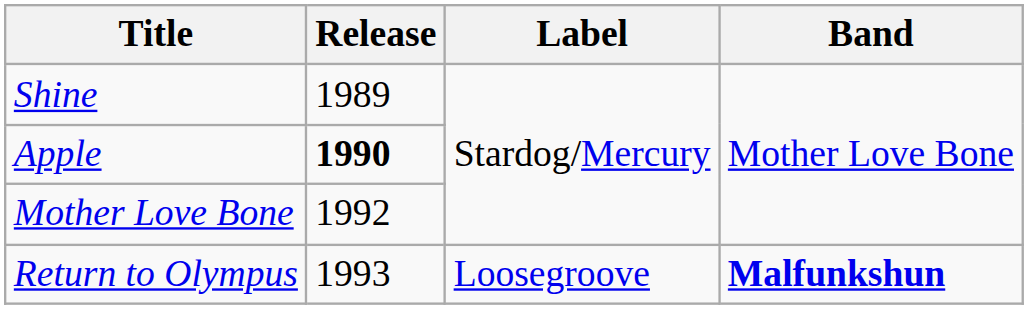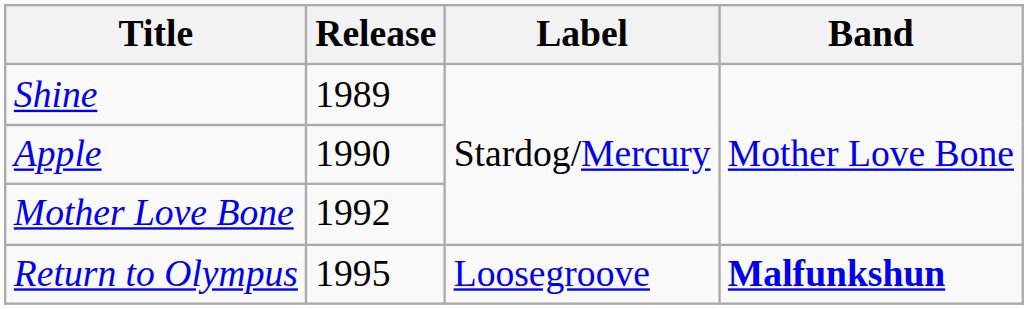(353, 153) bold -> (353, 153) normal
(353, 272) 1993 -> (353, 272) 1995
